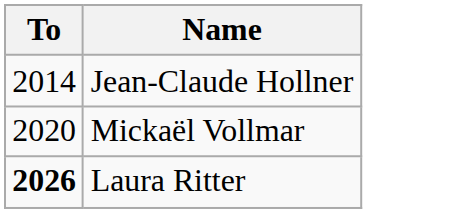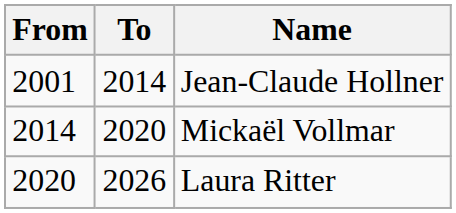+ column: (50, 29)
(44, 181) bold -> (134, 181) normal
